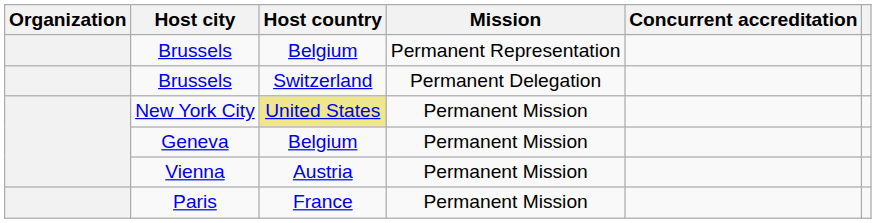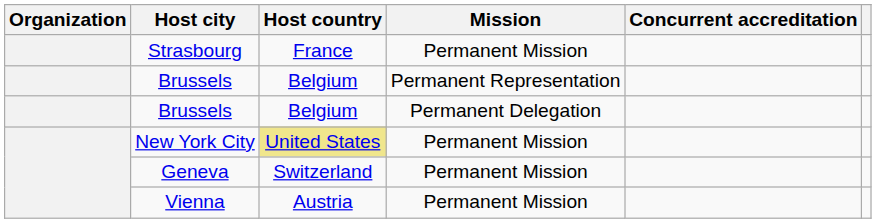+ row: (195, 50)
(323, 80) Switzerland -> (323, 111) Belgium
(323, 141) Belgium -> (323, 171) Switzerland
- row: (195, 202)
